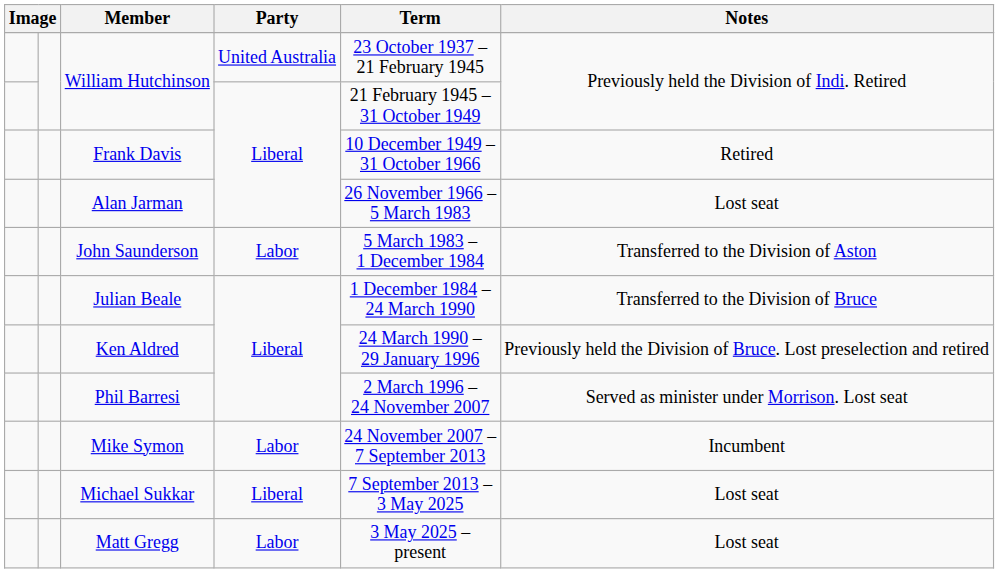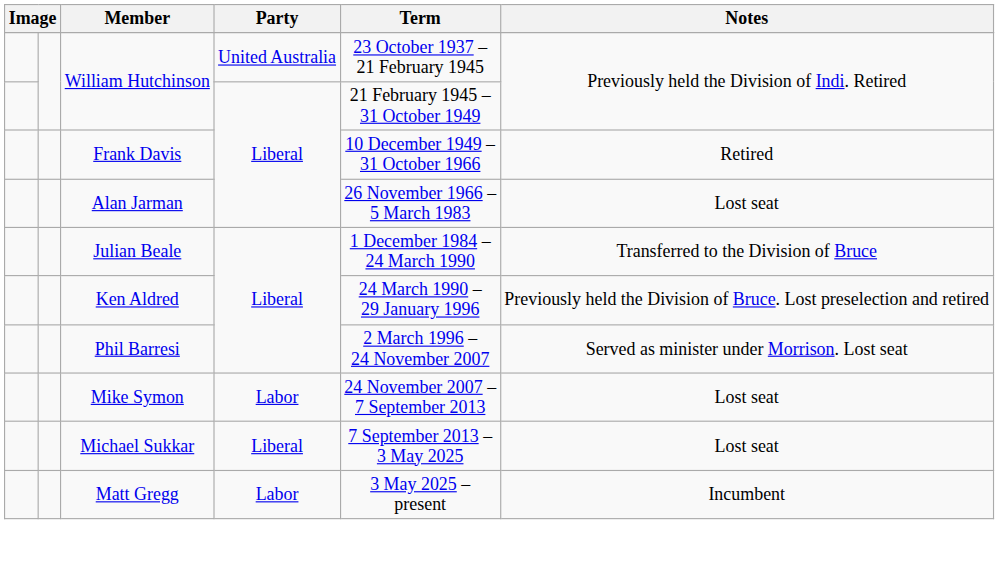- row: (137, 251)
(747, 445) Incumbent -> (747, 397) Lost seat
(747, 543) Lost seat -> (747, 494) Incumbent
